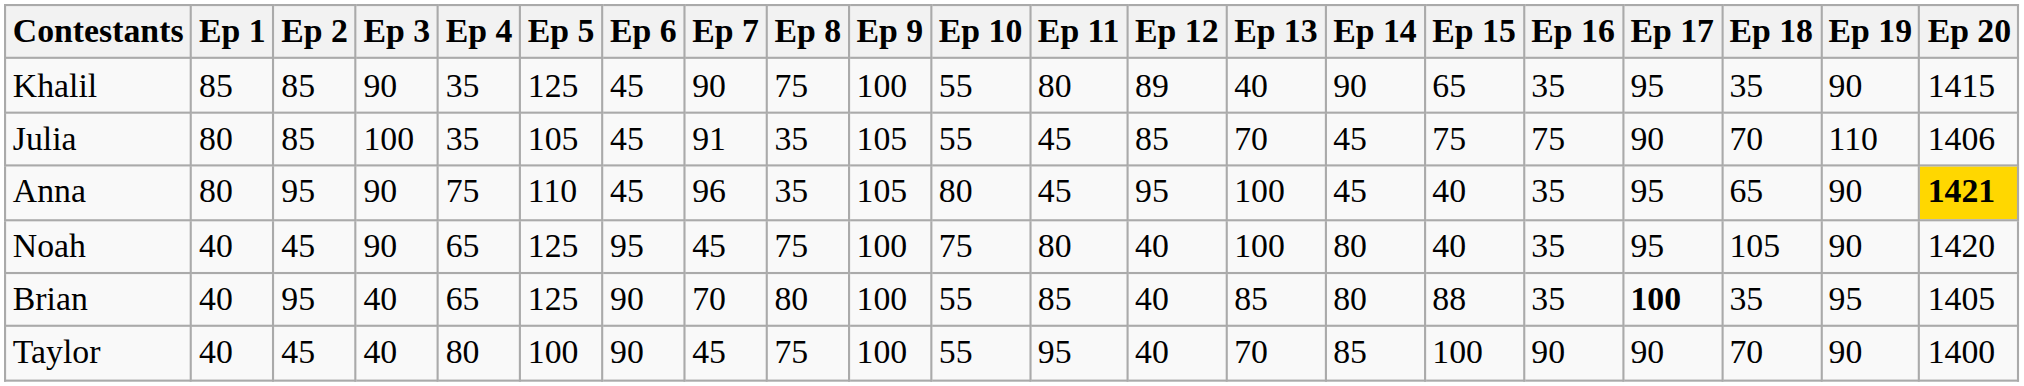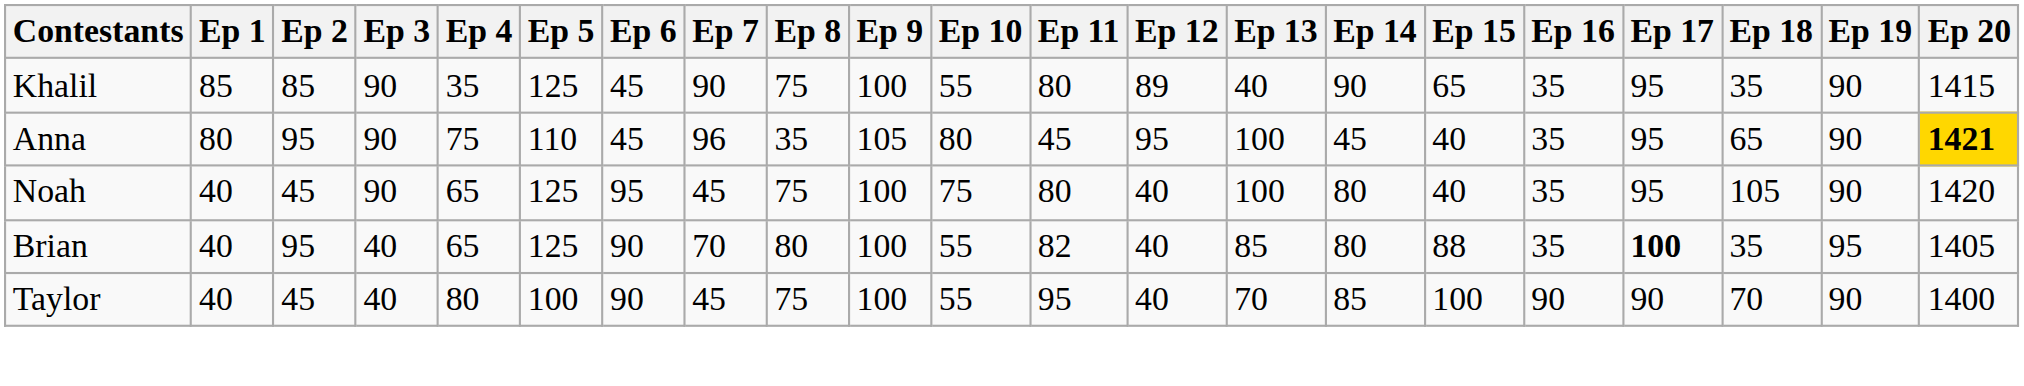- row: (45, 138)
(1055, 298) 85 -> (1055, 245) 82
